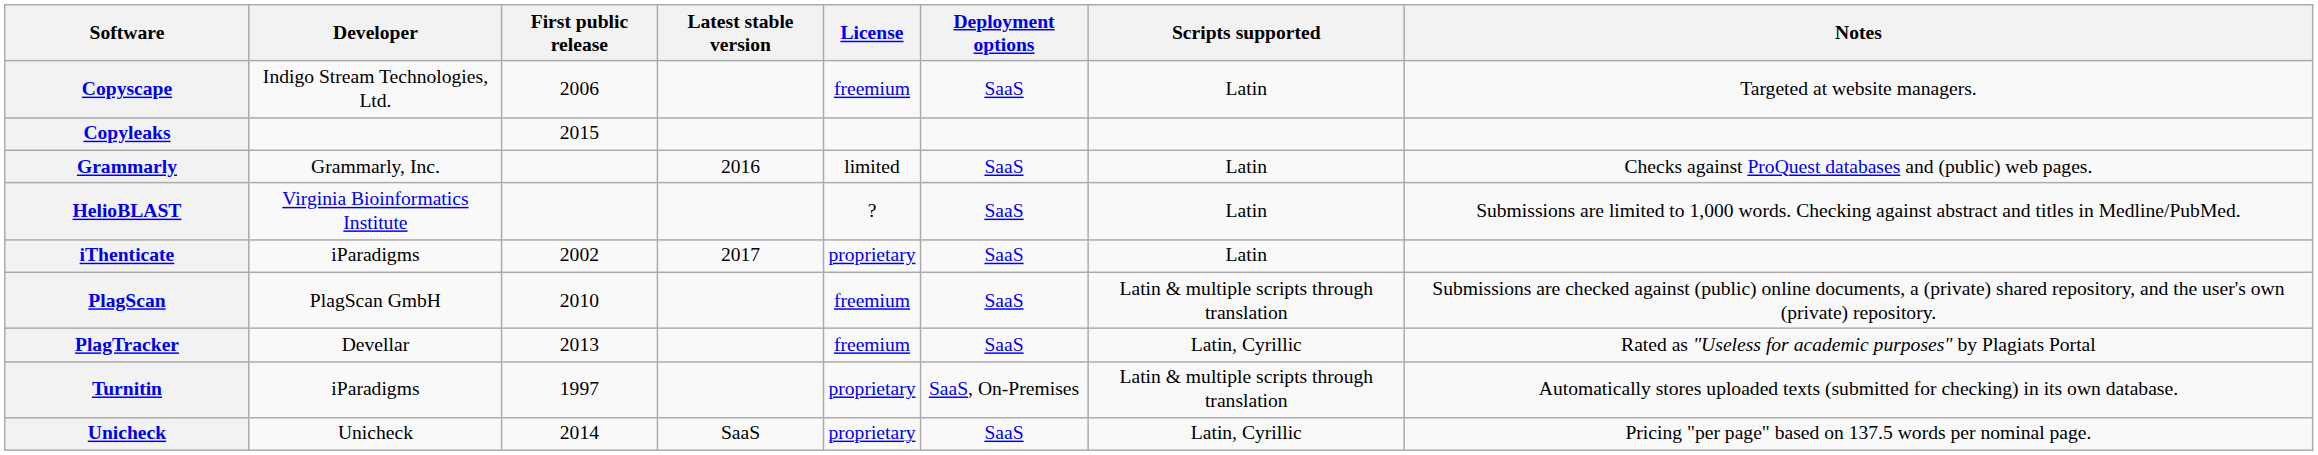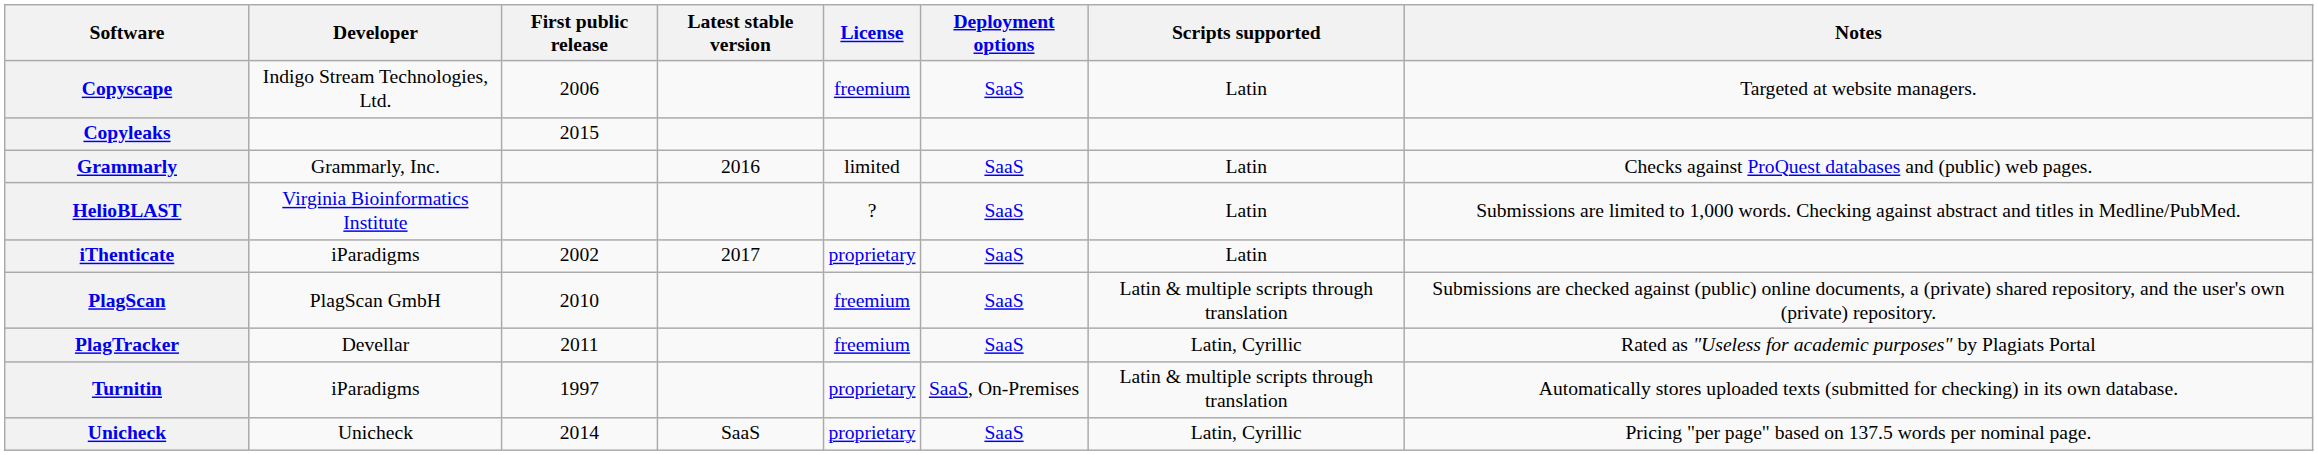(579, 344) 2013 -> (579, 344) 2011
